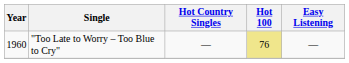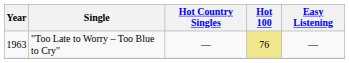(17, 44) 1960 -> (17, 44) 1963
